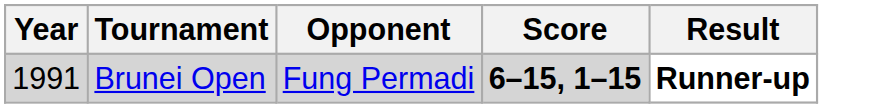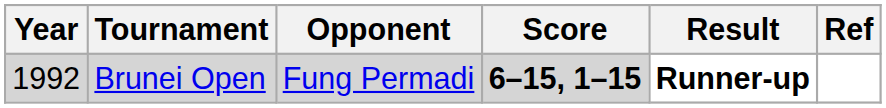+ column: (849, 30)
(46, 78) 1991 -> (46, 78) 1992
